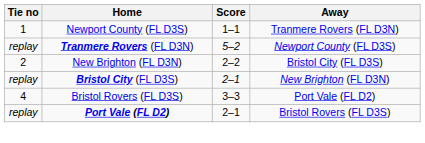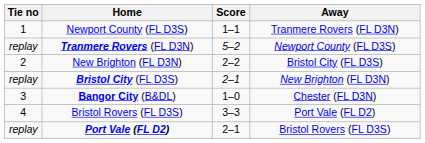+ row: (127, 96)
